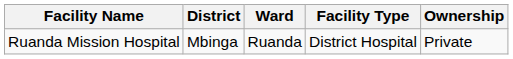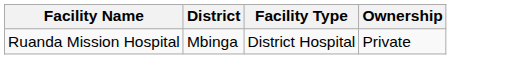- column: (275, 16)
